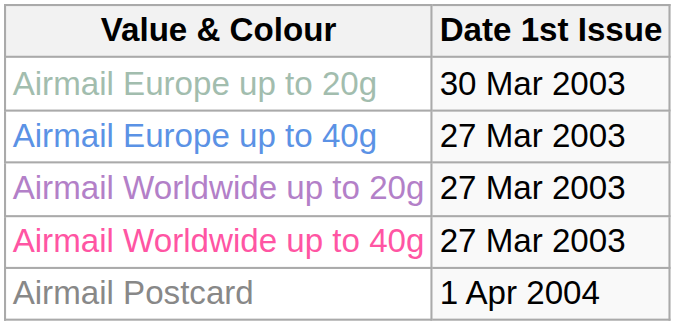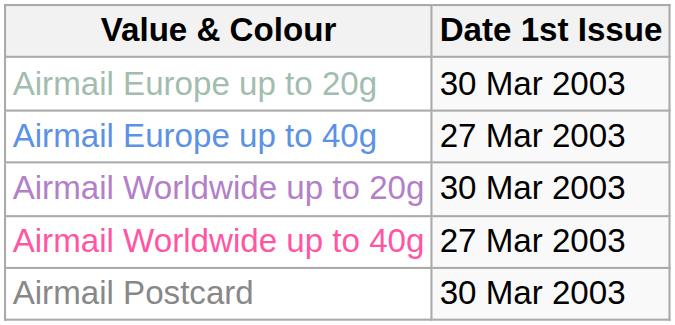(533, 188) 27 Mar 2003 -> (533, 188) 30 Mar 2003
(520, 293) 1 Apr 2004 -> (533, 293) 30 Mar 2003
